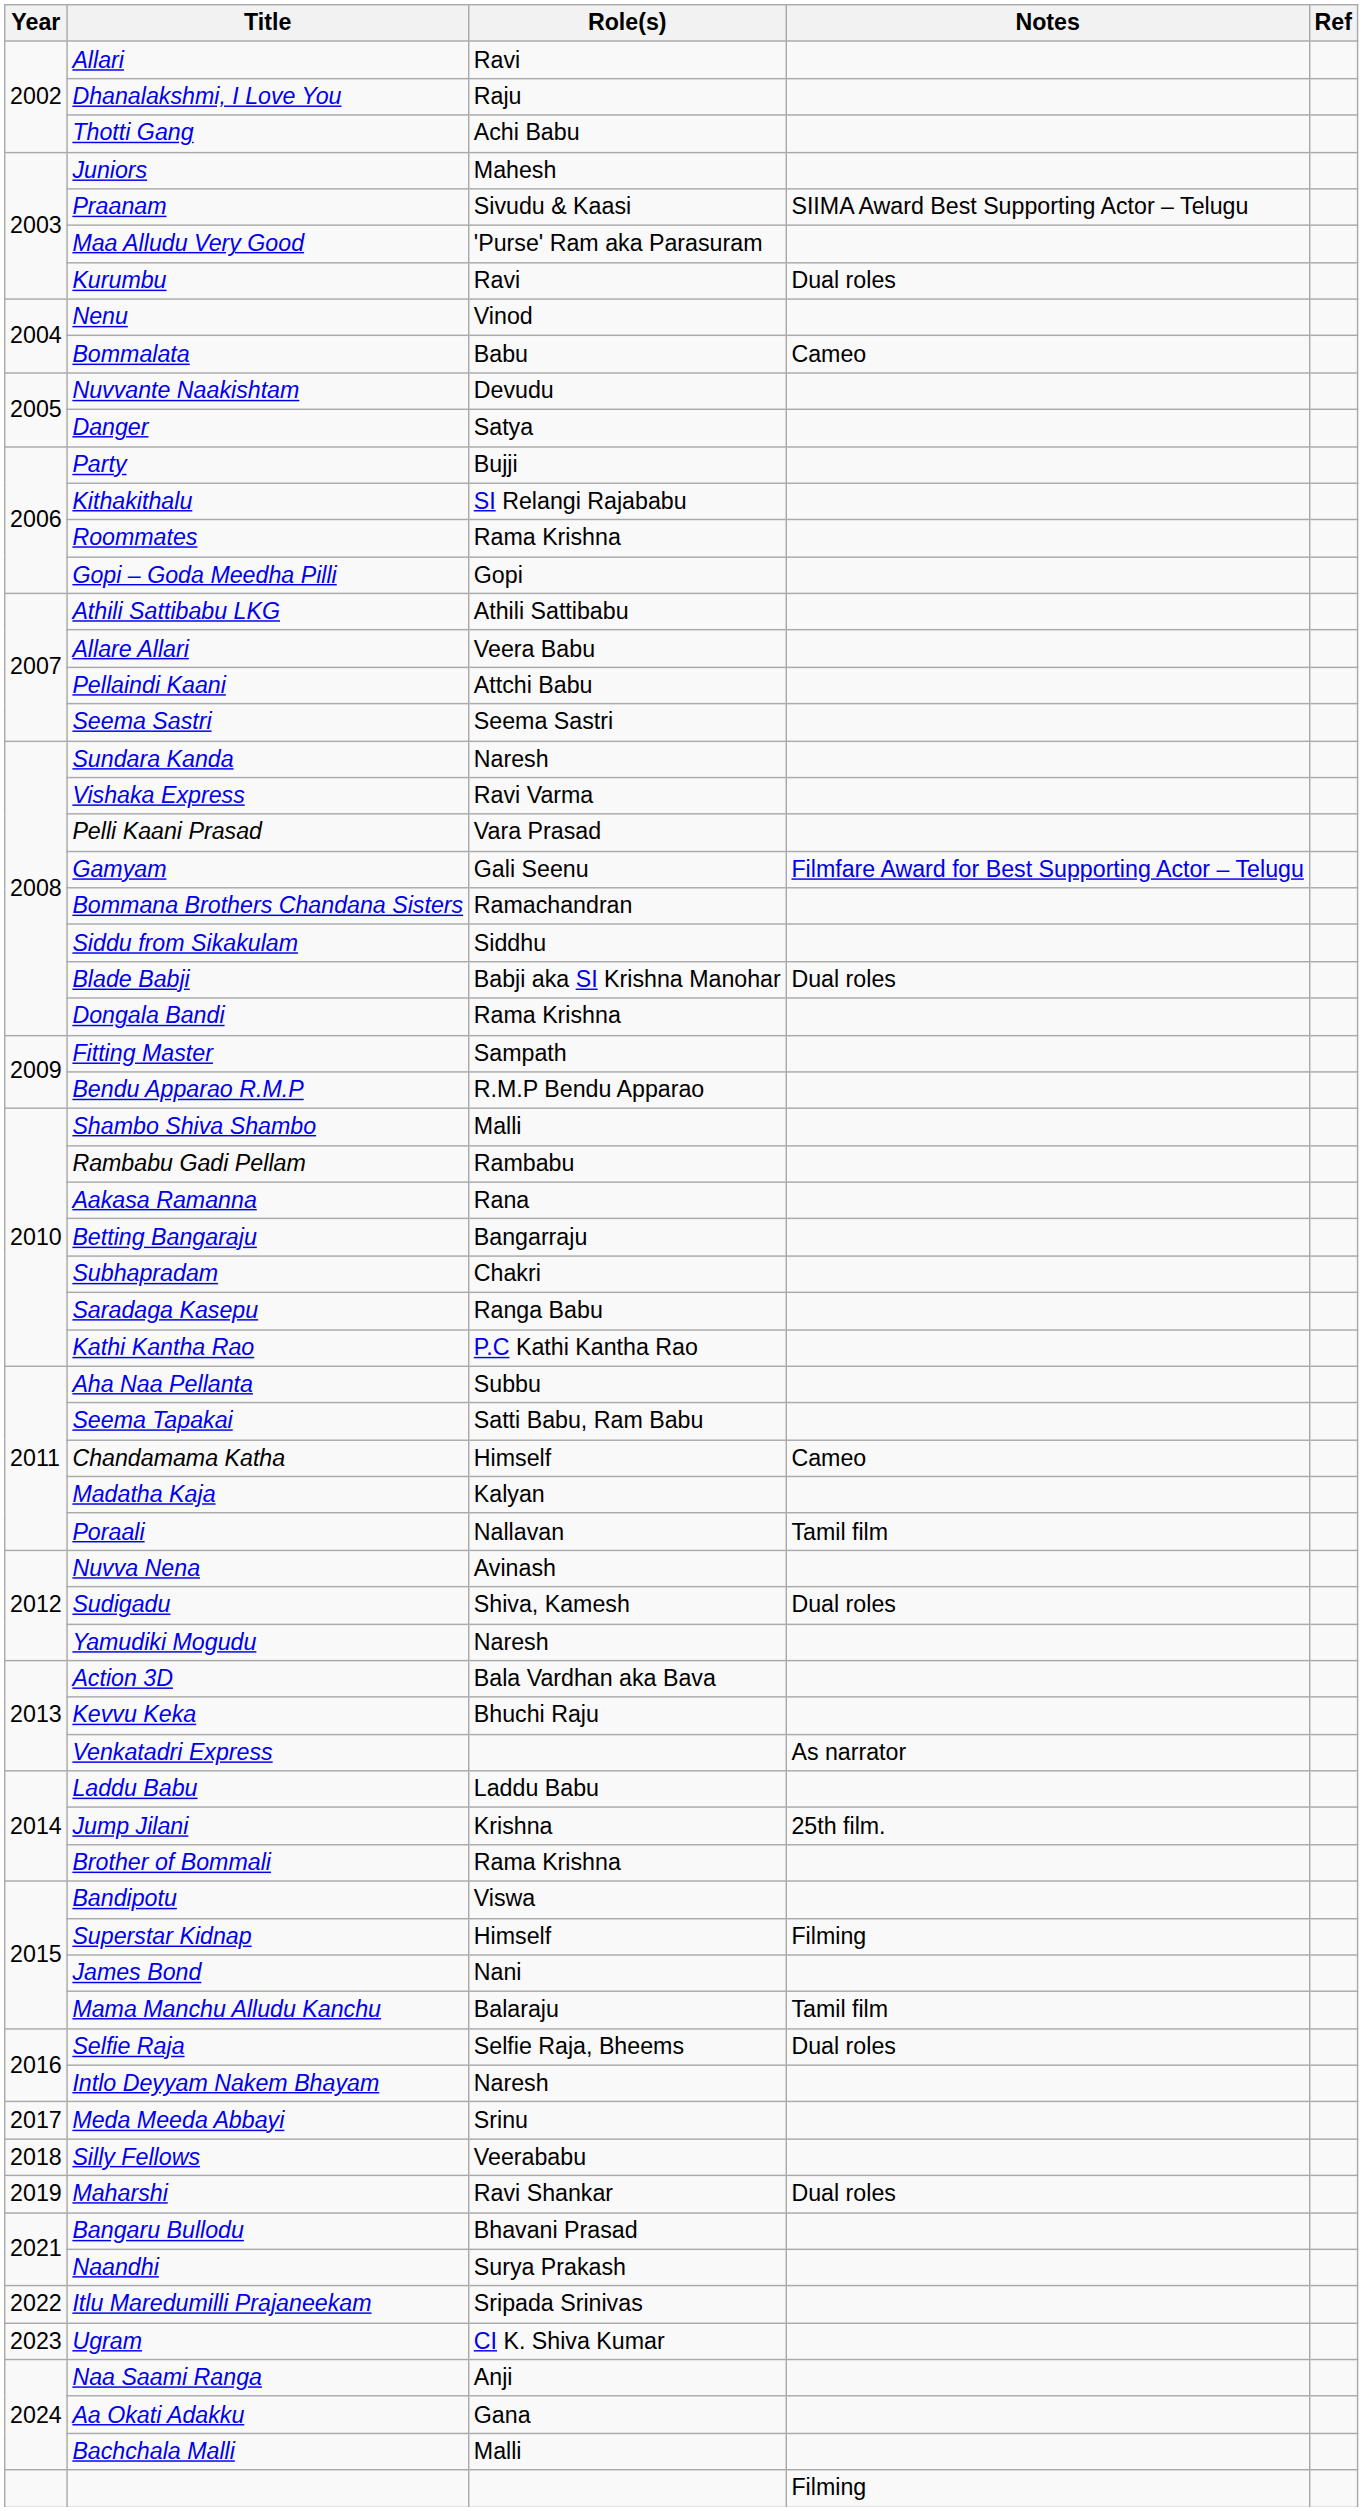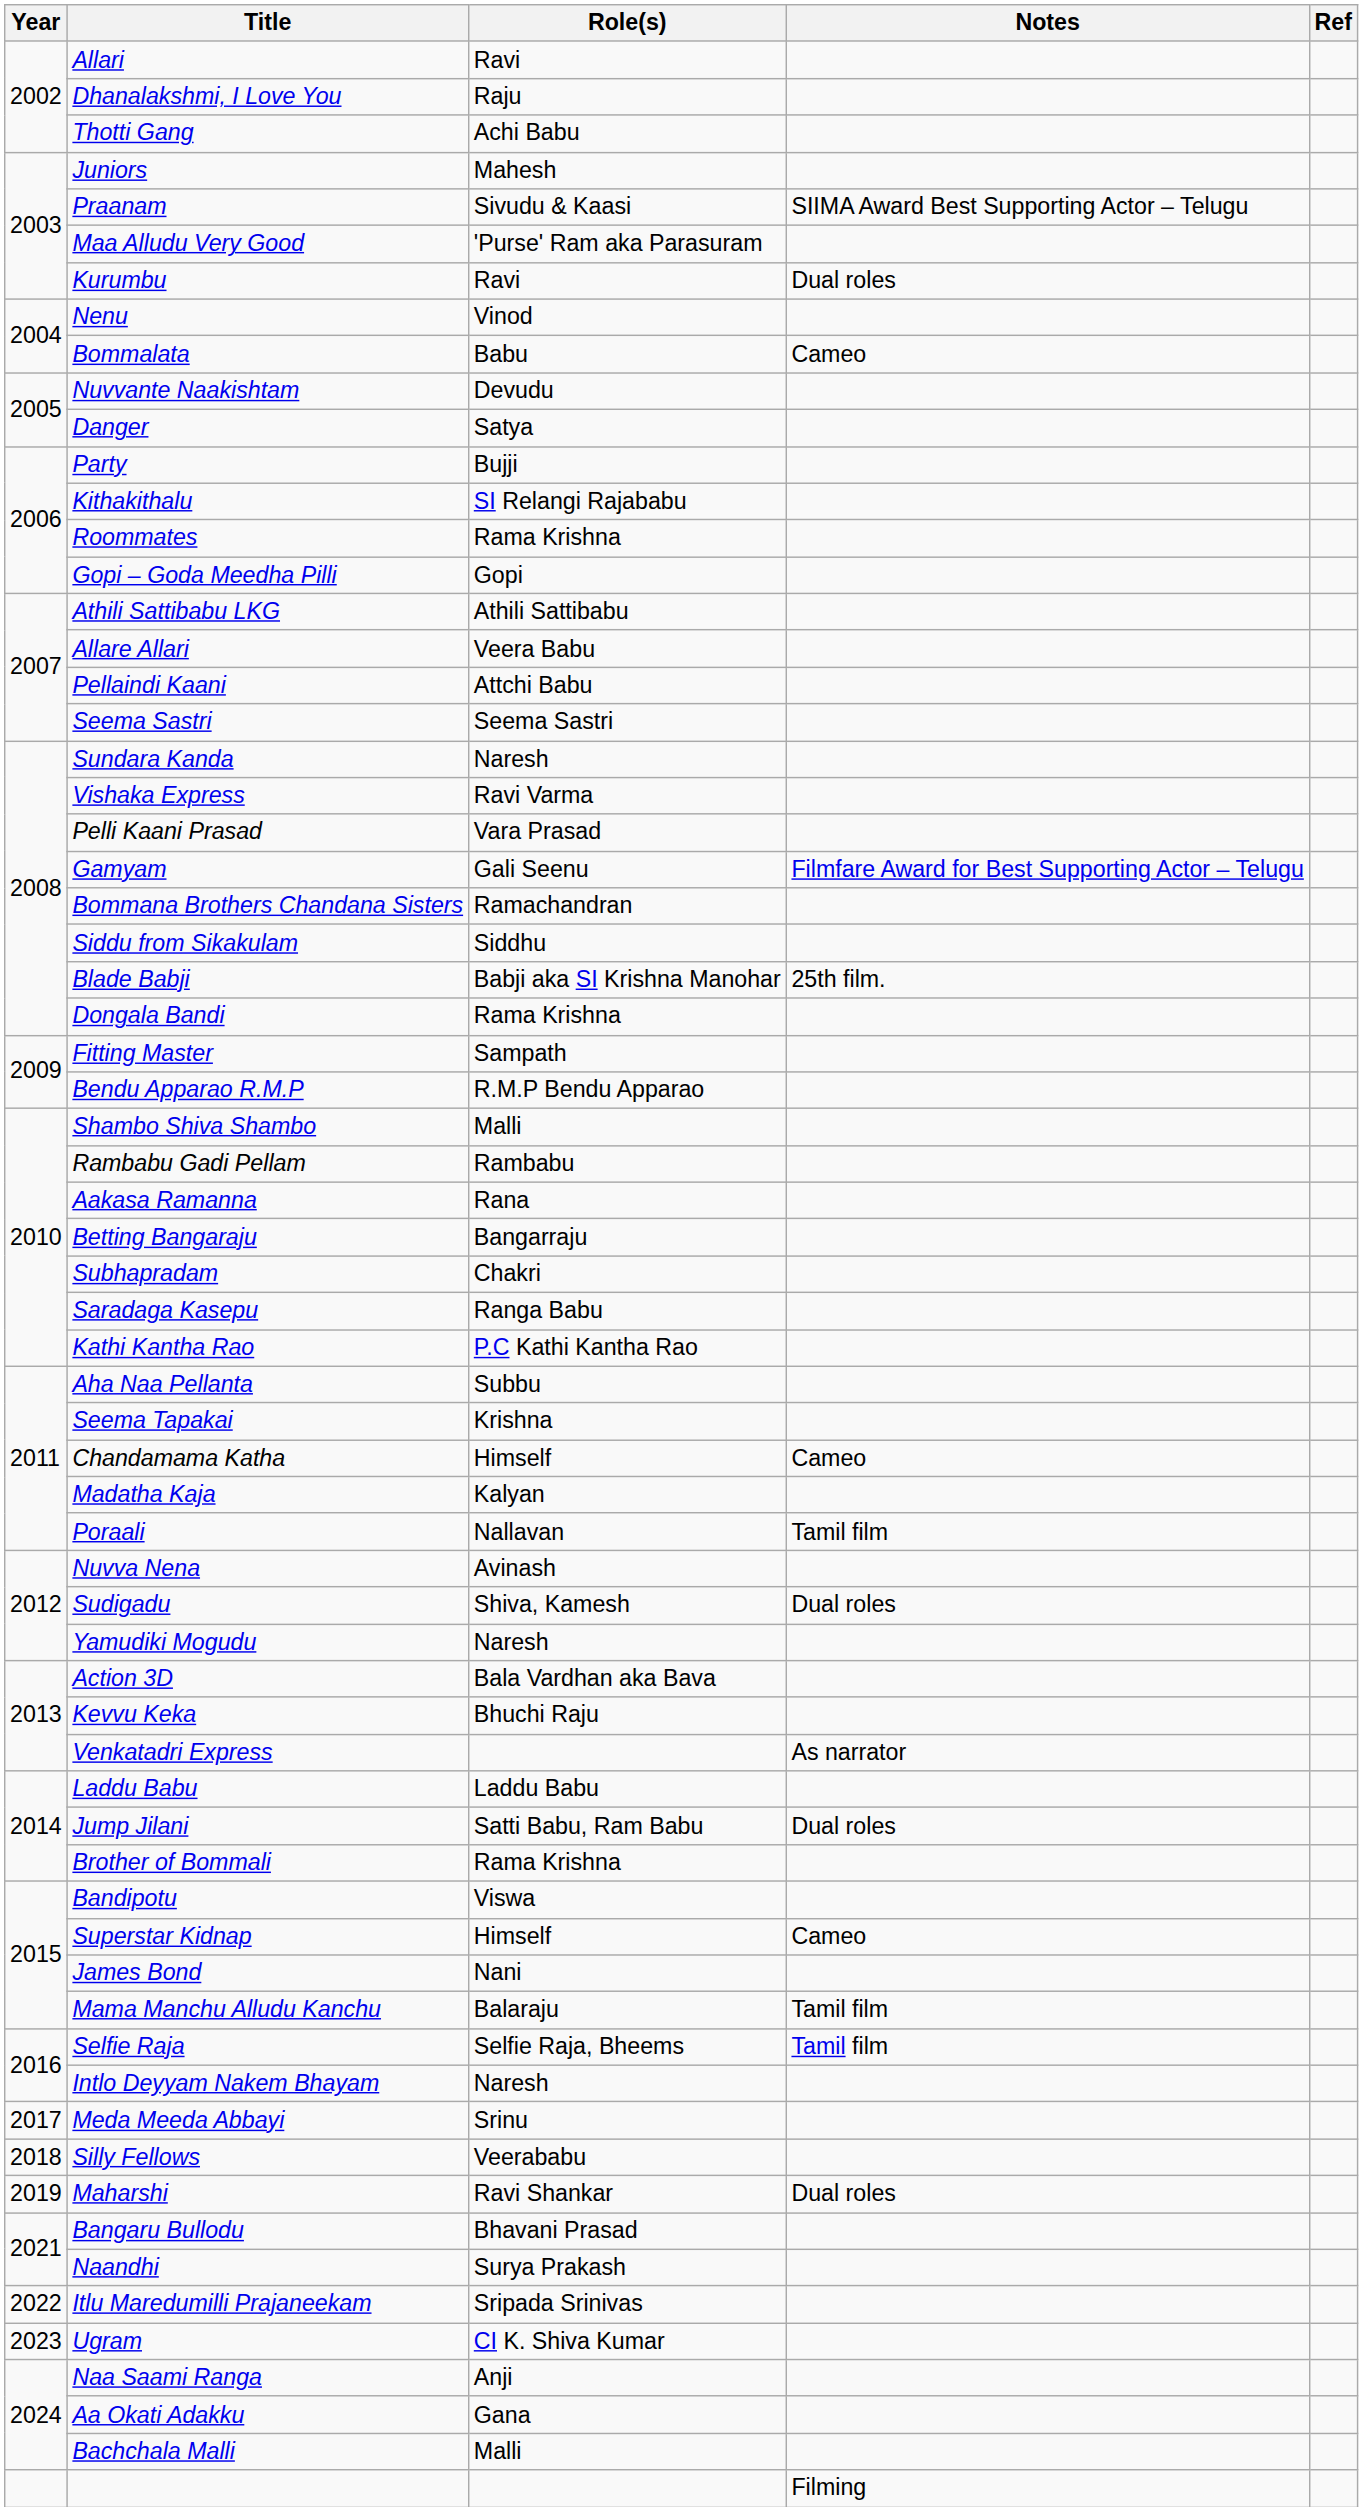(844, 979) Dual roles -> (839, 979) 25th film.
(589, 1421) Satti Babu, Ram Babu -> (513, 1421) Krishna
(513, 1825) Krishna -> (589, 1825) Satti Babu, Ram Babu
(839, 1825) 25th film. -> (844, 1825) Dual roles
(829, 1936) Filming -> (829, 1936) Cameo
(844, 2046) Dual roles -> (840, 2046) Tamil film
